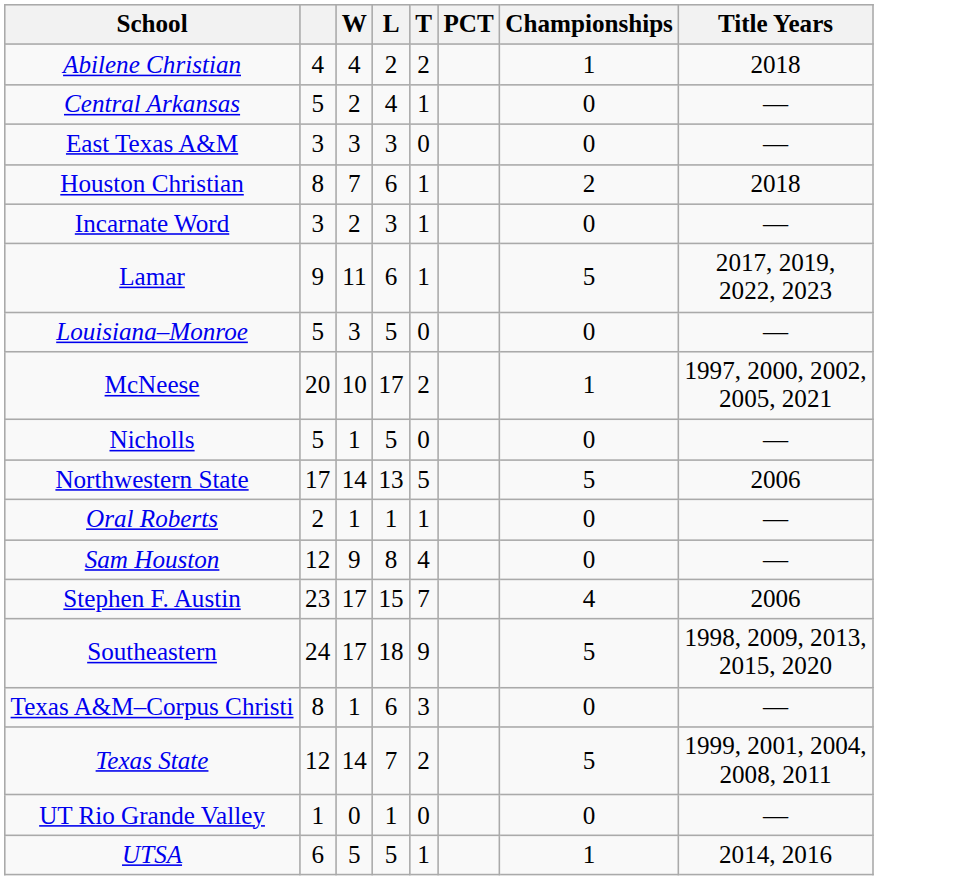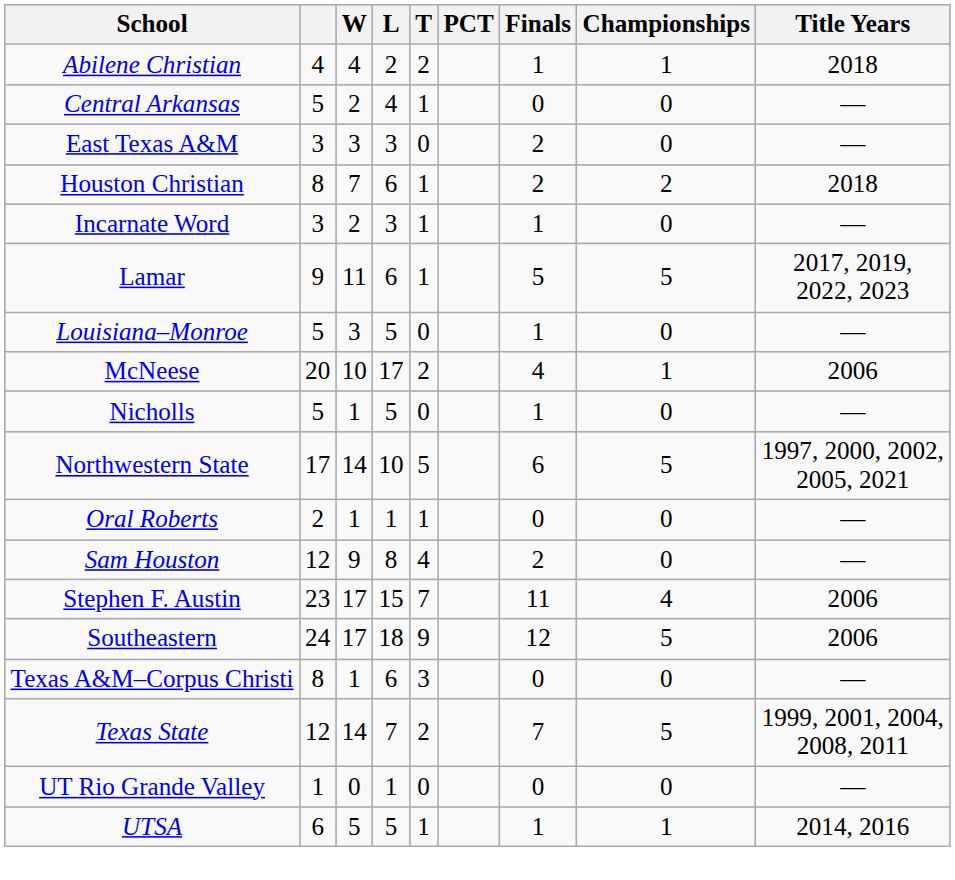+ column: (538, 24)
(776, 385) 1997, 2000, 2002, 2005, 2021 -> (853, 371) 2006
(391, 479) 13 -> (391, 465) 10
(776, 479) 2006 -> (853, 465) 1997, 2000, 2002, 2005, 2021
(776, 652) 1998, 2009, 2013, 2015, 2020 -> (853, 638) 2006
